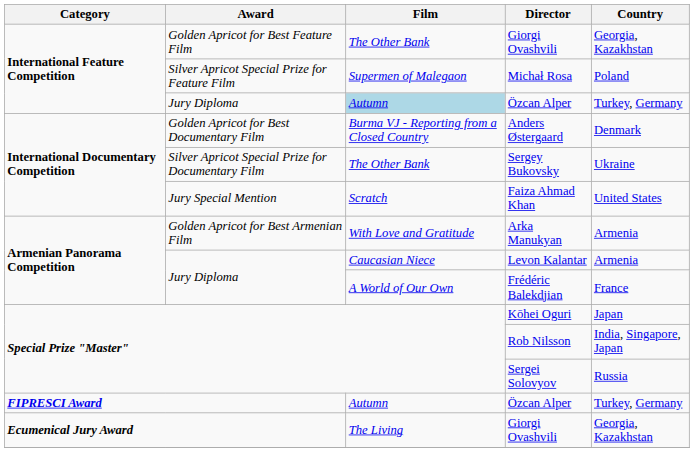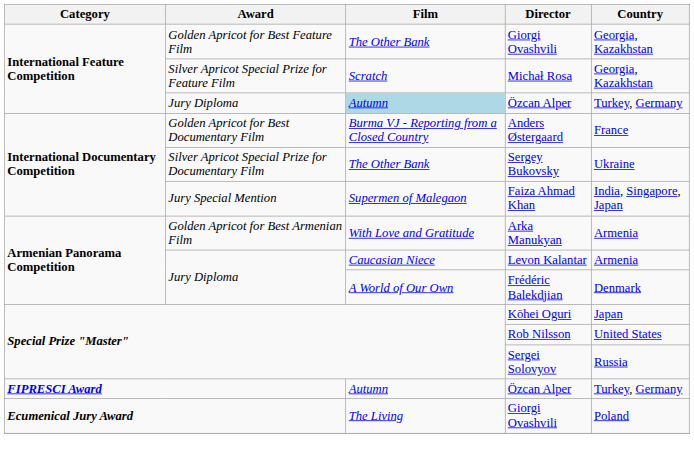(408, 75) Supermen of Malegaon -> (368, 75) Scratch
(612, 75) Poland -> (623, 75) Georgia, Kazakhstan
(617, 130) Denmark -> (611, 130) France
(368, 198) Scratch -> (408, 198) Supermen of Malegaon
(628, 198) United States -> (637, 198) India, Singapore, Japan
(611, 287) France -> (617, 287) Denmark
(637, 341) India, Singapore, Japan -> (628, 334) United States
(623, 430) Georgia, Kazakhstan -> (612, 416) Poland
